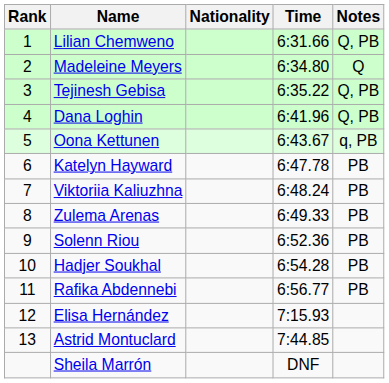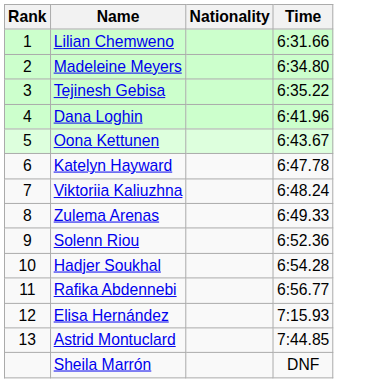- column: (358, 16)
